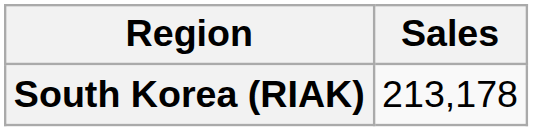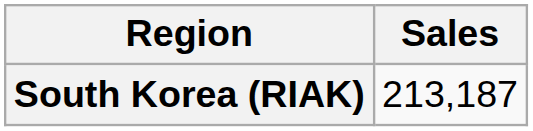(450, 93) 213,178 -> (450, 93) 213,187
